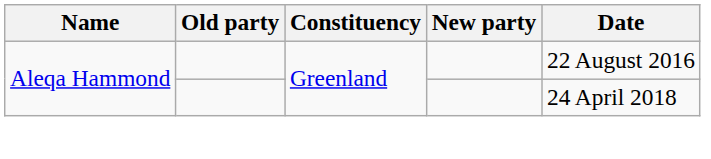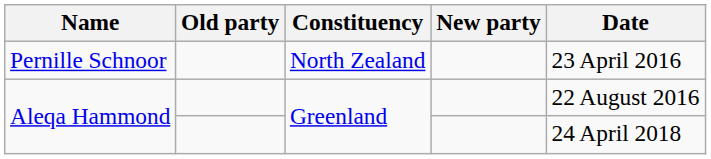+ row: (88, 60)
